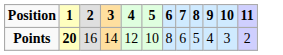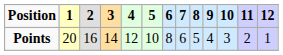+ column: (267, 15)
(70, 38) bold -> (70, 38) normal
